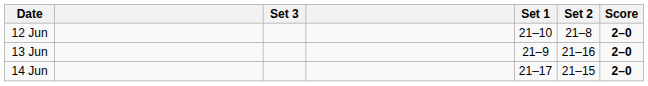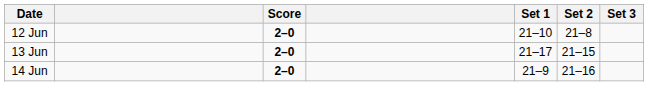columns swapped: (622, 14) <-> (284, 14)
(536, 52) 21–9 -> (536, 52) 21–17
(579, 52) 21–16 -> (579, 52) 21–15
(536, 71) 21–17 -> (536, 71) 21–9
(579, 71) 21–15 -> (579, 71) 21–16
